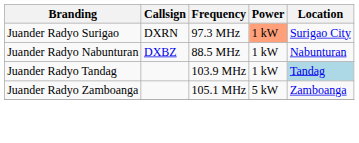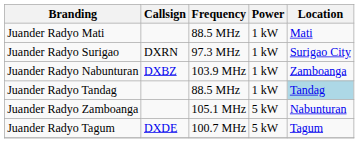+ row: (56, 33)
(265, 33) lightsalmon background -> (265, 52) no background
(216, 52) 88.5 MHz -> (219, 71) 103.9 MHz
(318, 52) Nabunturan -> (318, 71) Zamboanga
(219, 71) 103.9 MHz -> (216, 90) 88.5 MHz
(318, 90) Zamboanga -> (318, 109) Nabunturan
+ row: (61, 128)
